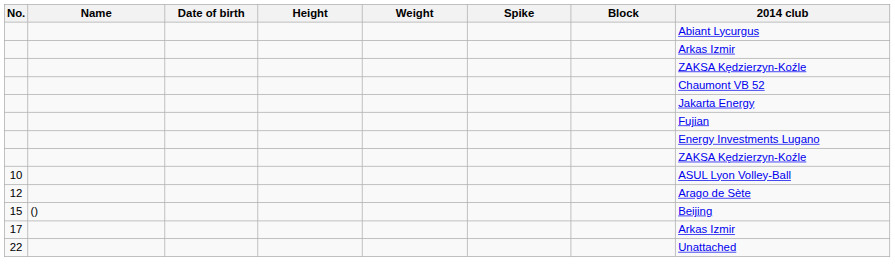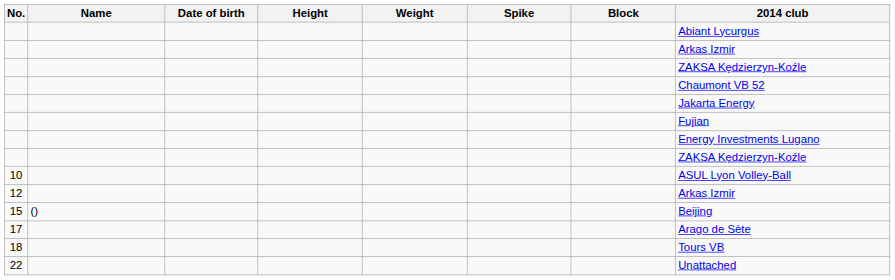(714, 193) Arago de Sète -> (707, 193) Arkas Izmir
(707, 229) Arkas Izmir -> (714, 229) Arago de Sète
+ row: (16, 247)
